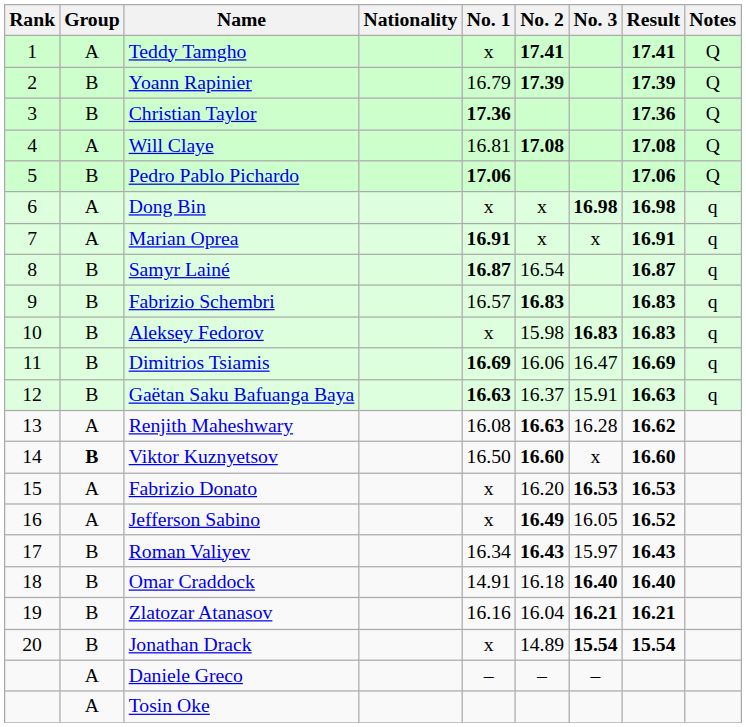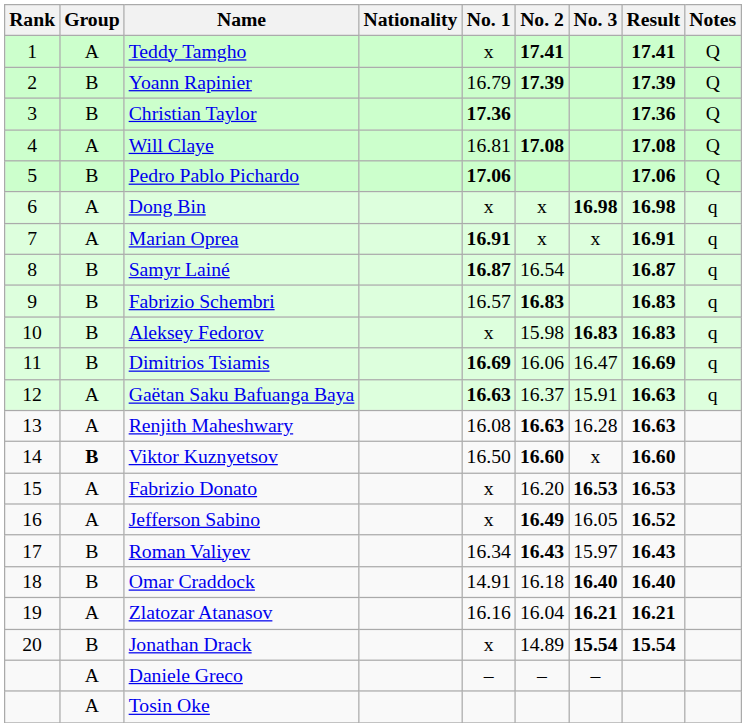(92, 394) B -> (92, 394) A
(653, 425) 16.62 -> (653, 425) 16.63
(92, 613) B -> (92, 613) A
